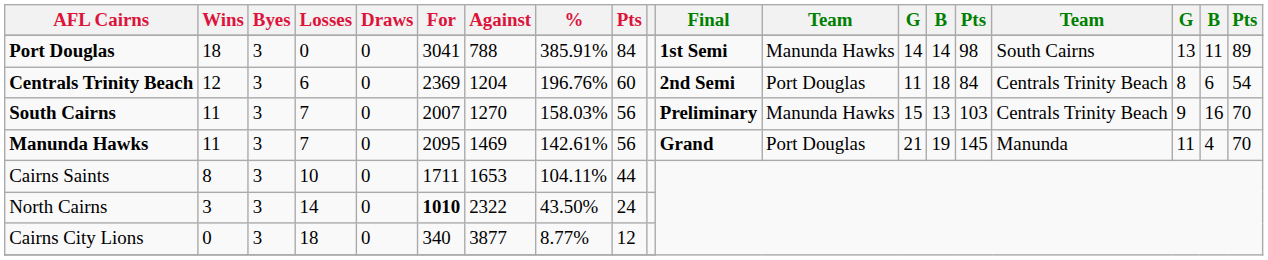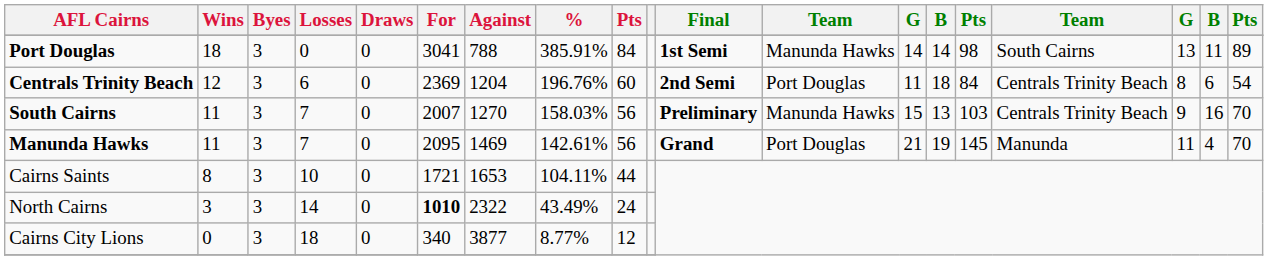(441, 175) 1711 -> (441, 175) 1721
(569, 206) 43.50% -> (569, 206) 43.49%
